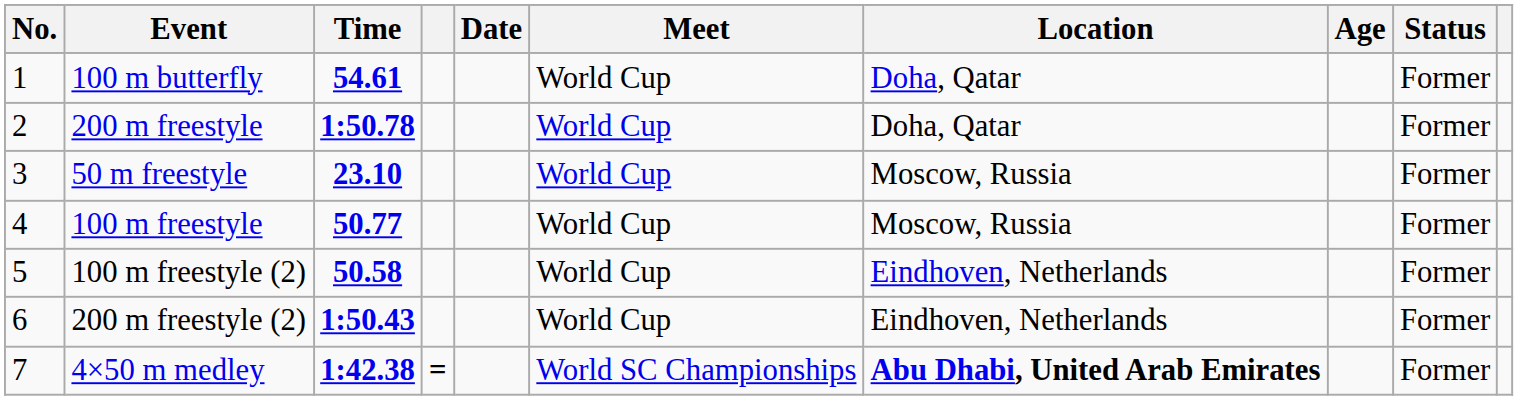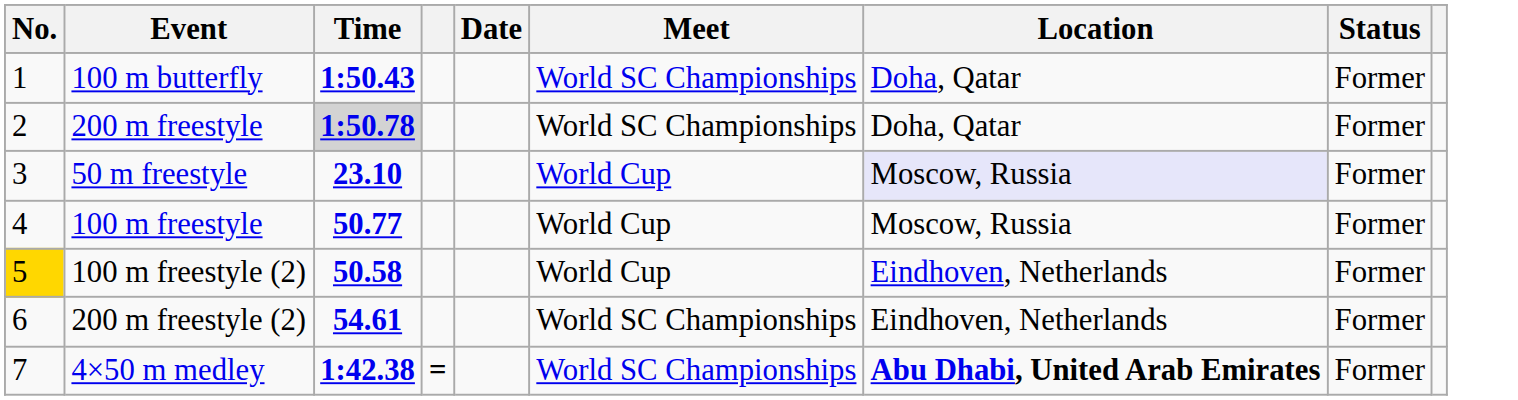- column: (1360, 28)
(368, 77) 54.61 -> (368, 77) 1:50.43
(604, 77) World Cup -> (696, 77) World SC Championships
(368, 126) no background -> (368, 126) lightgrey background
(604, 126) World Cup -> (696, 126) World SC Championships
(971, 175) no background -> (971, 175) lavender background
(20, 272) no background -> (20, 272) gold background
(368, 321) 1:50.43 -> (368, 321) 54.61
(604, 321) World Cup -> (696, 321) World SC Championships
